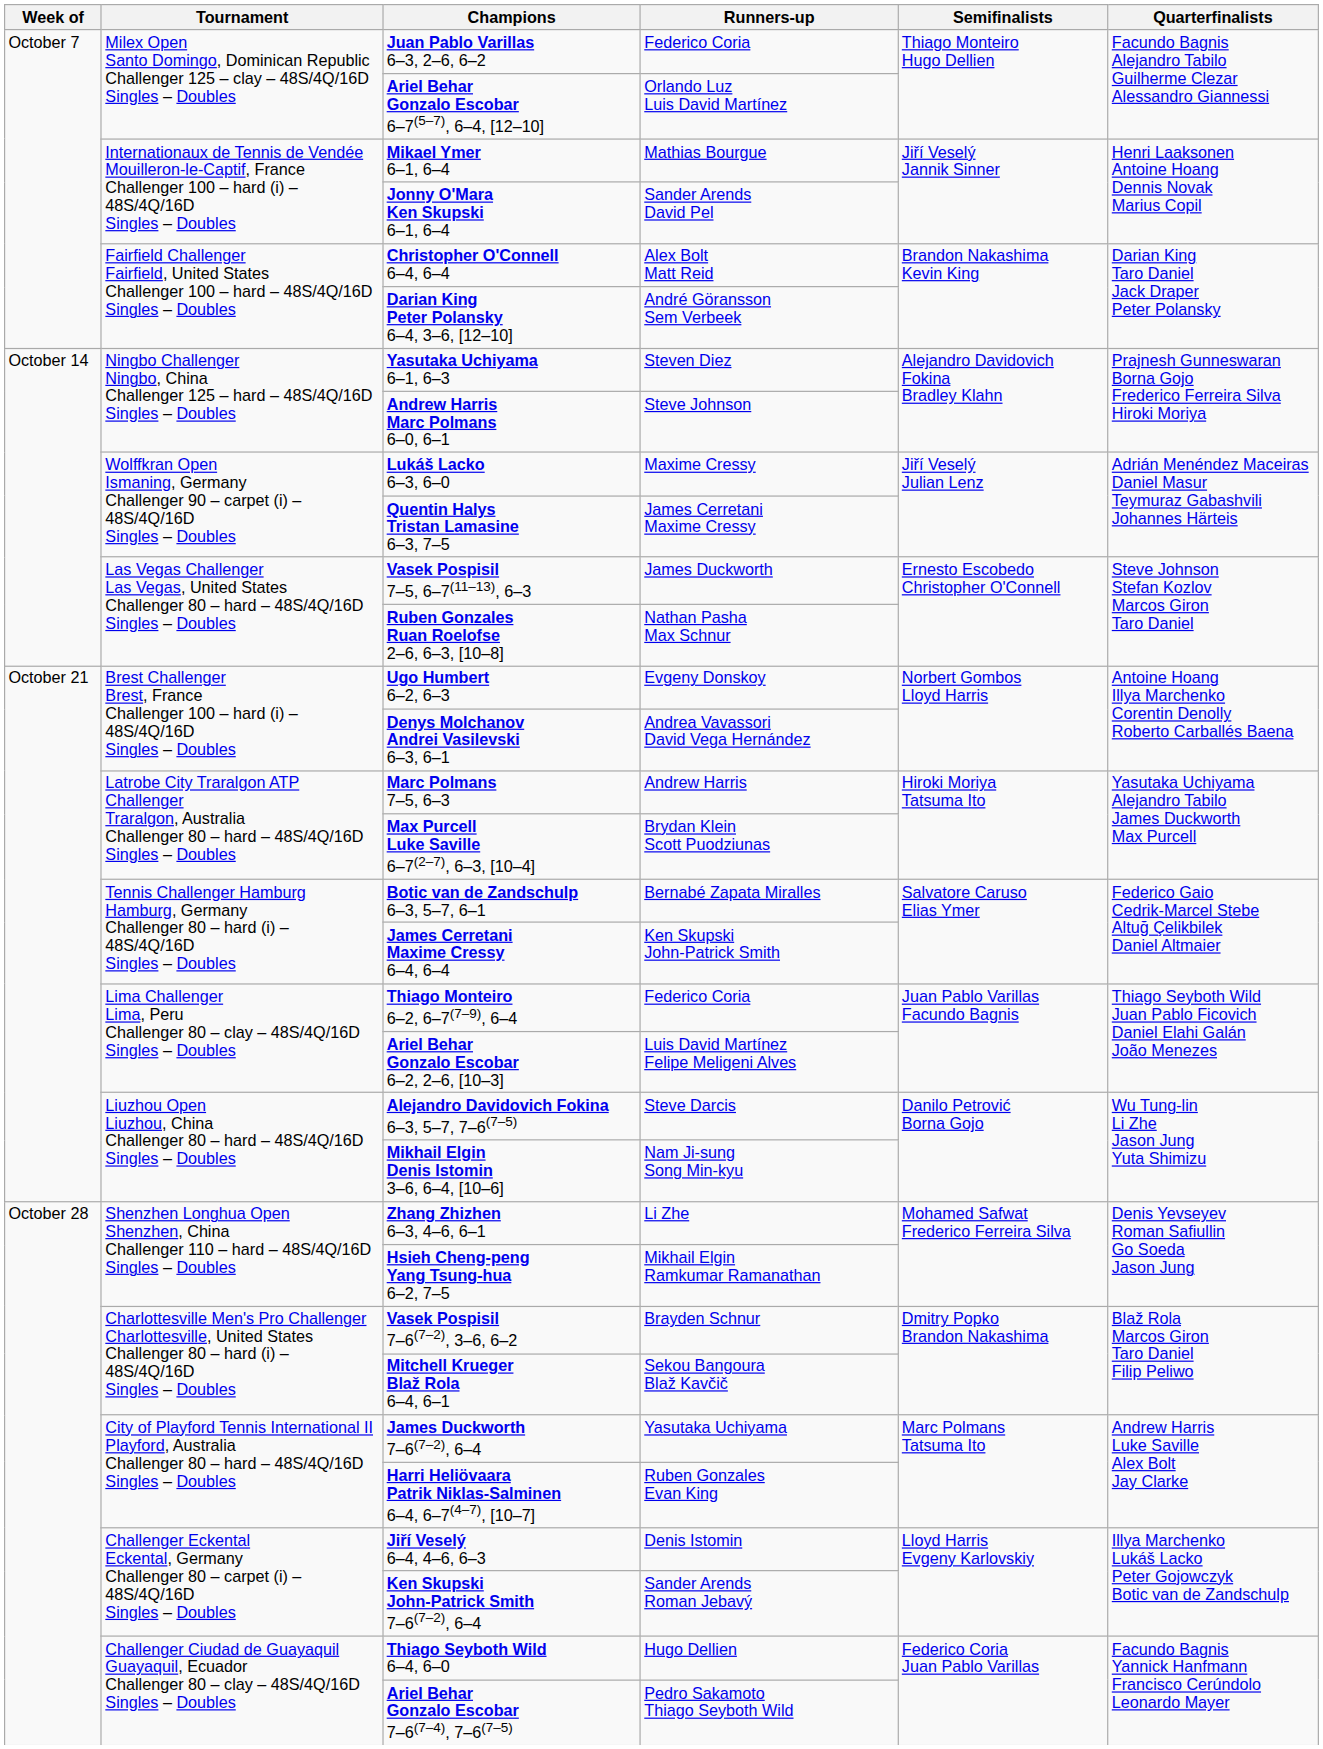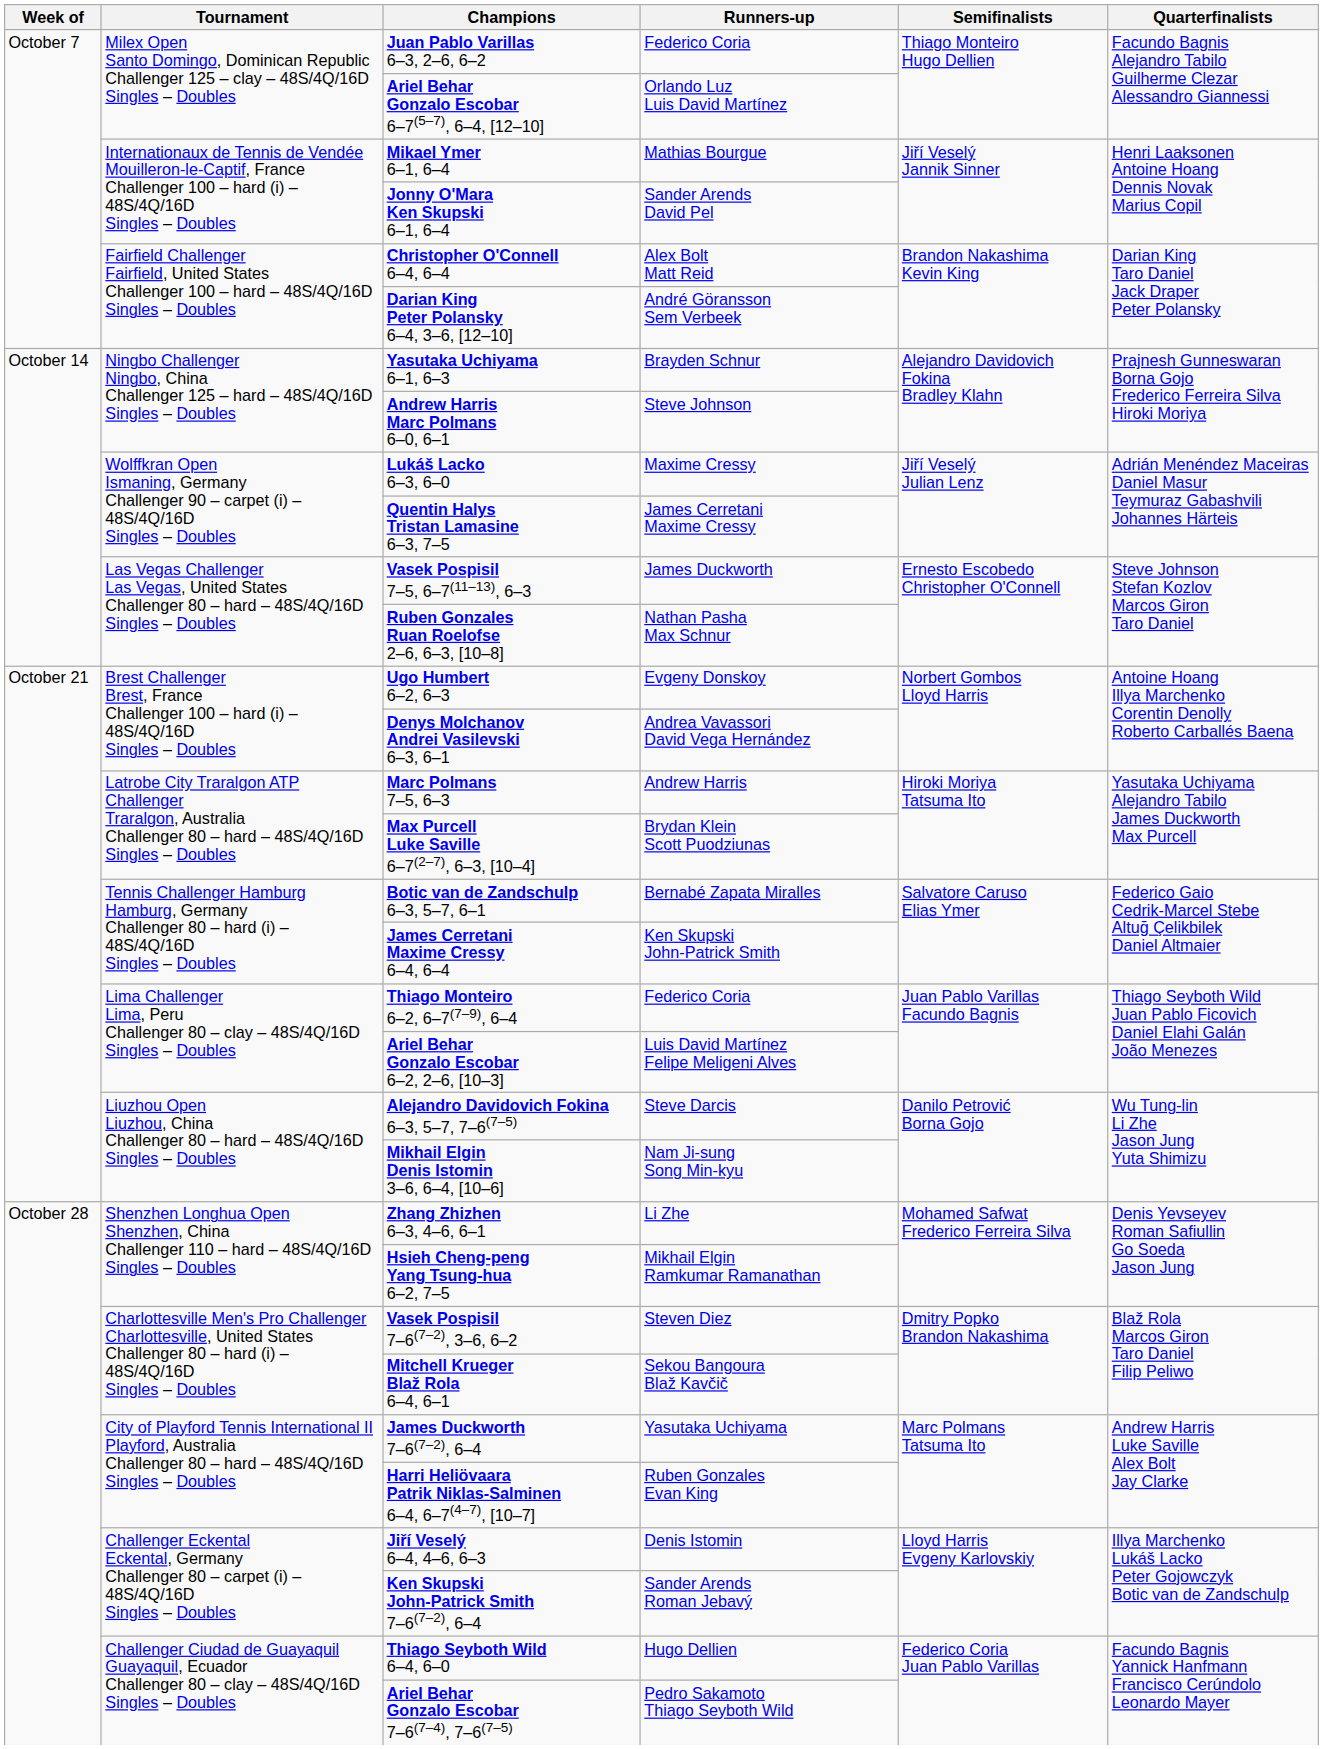(688, 360) Steven Diez -> (702, 360) Brayden Schnur
(702, 1318) Brayden Schnur -> (688, 1318) Steven Diez
